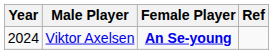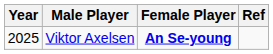(23, 37) 2024 -> (23, 37) 2025
